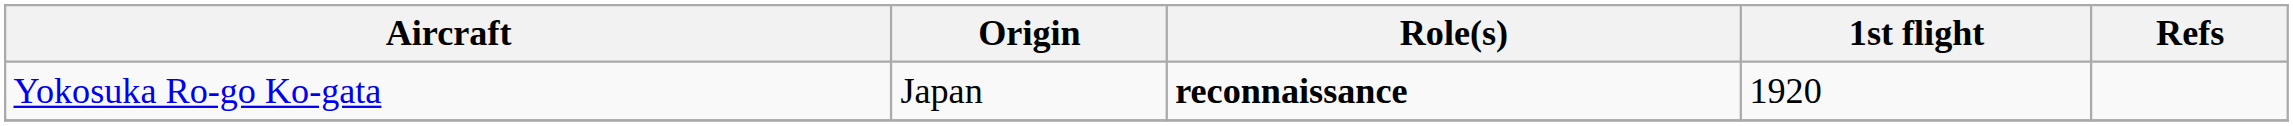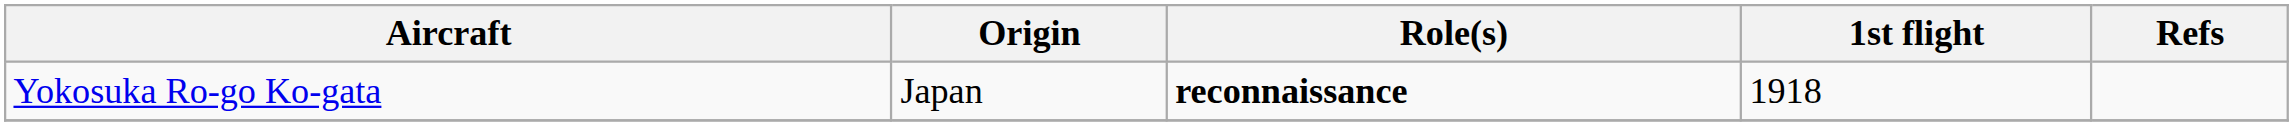(1786, 90) 1920 -> (1786, 90) 1918
